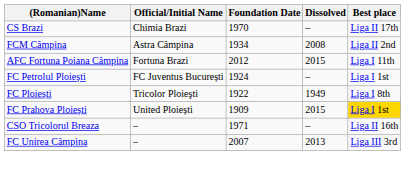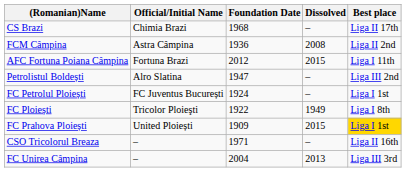(238, 28) 1970 -> (238, 28) 1968
(238, 45) 1934 -> (238, 45) 1936
+ row: (45, 77)
(238, 142) 2007 -> (238, 158) 2004
